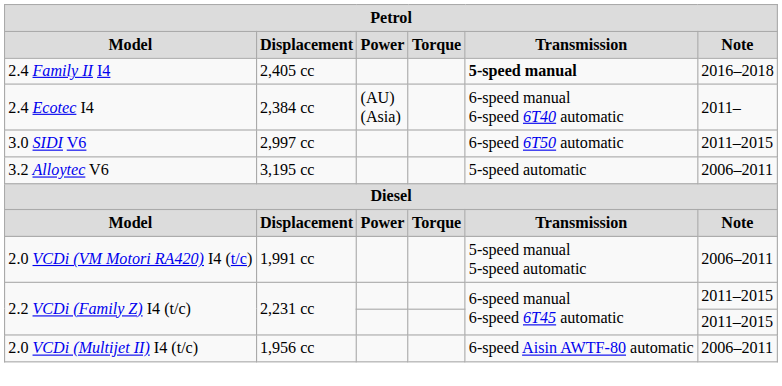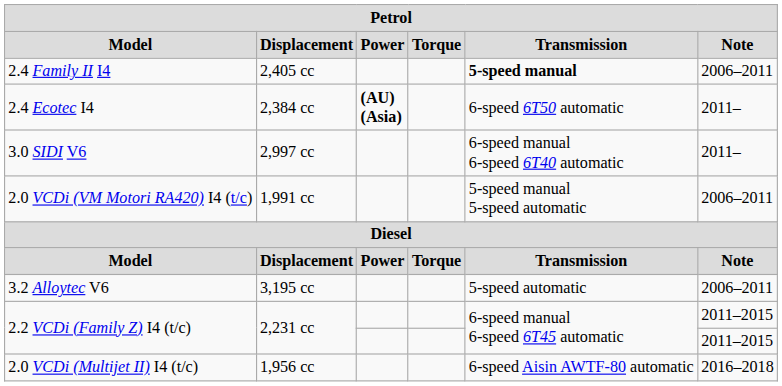(737, 71) 2016–2018 -> (737, 71) 2006–2011
(381, 107) normal -> (381, 107) bold
(546, 107) 6-speed manual 6-speed 6T40 automatic -> (546, 107) 6-speed 6T50 automatic
(546, 143) 6-speed 6T50 automatic -> (546, 153) 6-speed manual 6-speed 6T40 automatic
(737, 143) 2011–2015 -> (721, 153) 2011–
rows swapped: (59, 170) <-> (130, 259)
(737, 348) 2006–2011 -> (737, 367) 2016–2018
